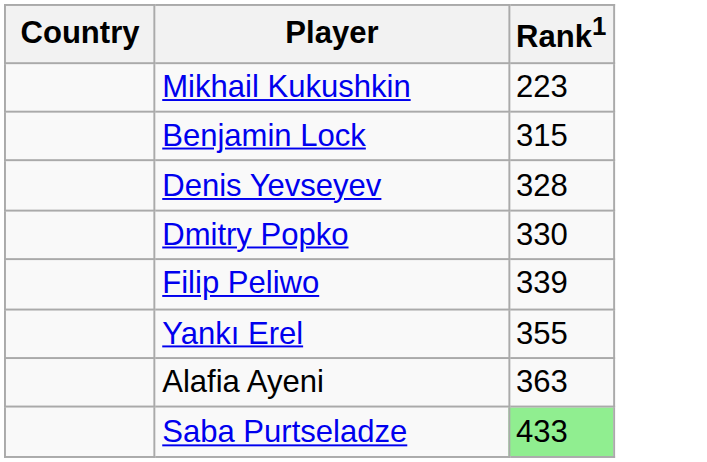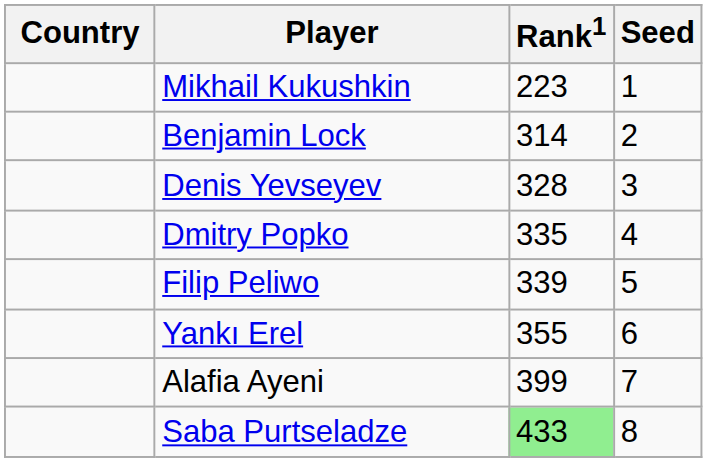+ column: (658, 33)
(542, 135) 315 -> (542, 135) 314
(542, 234) 330 -> (542, 234) 335
(542, 382) 363 -> (542, 382) 399
